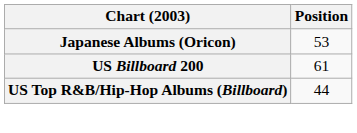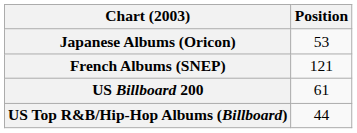+ row: (148, 66)
